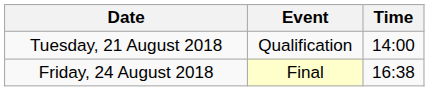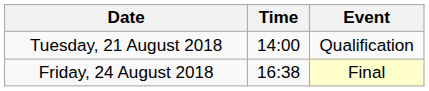columns swapped: (393, 18) <-> (305, 18)
